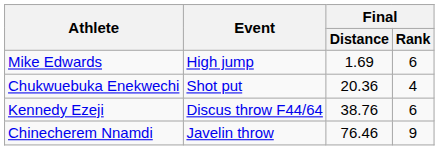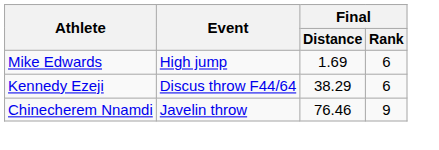- row: (94, 86)
(359, 110) 38.76 -> (333, 86) 38.29
